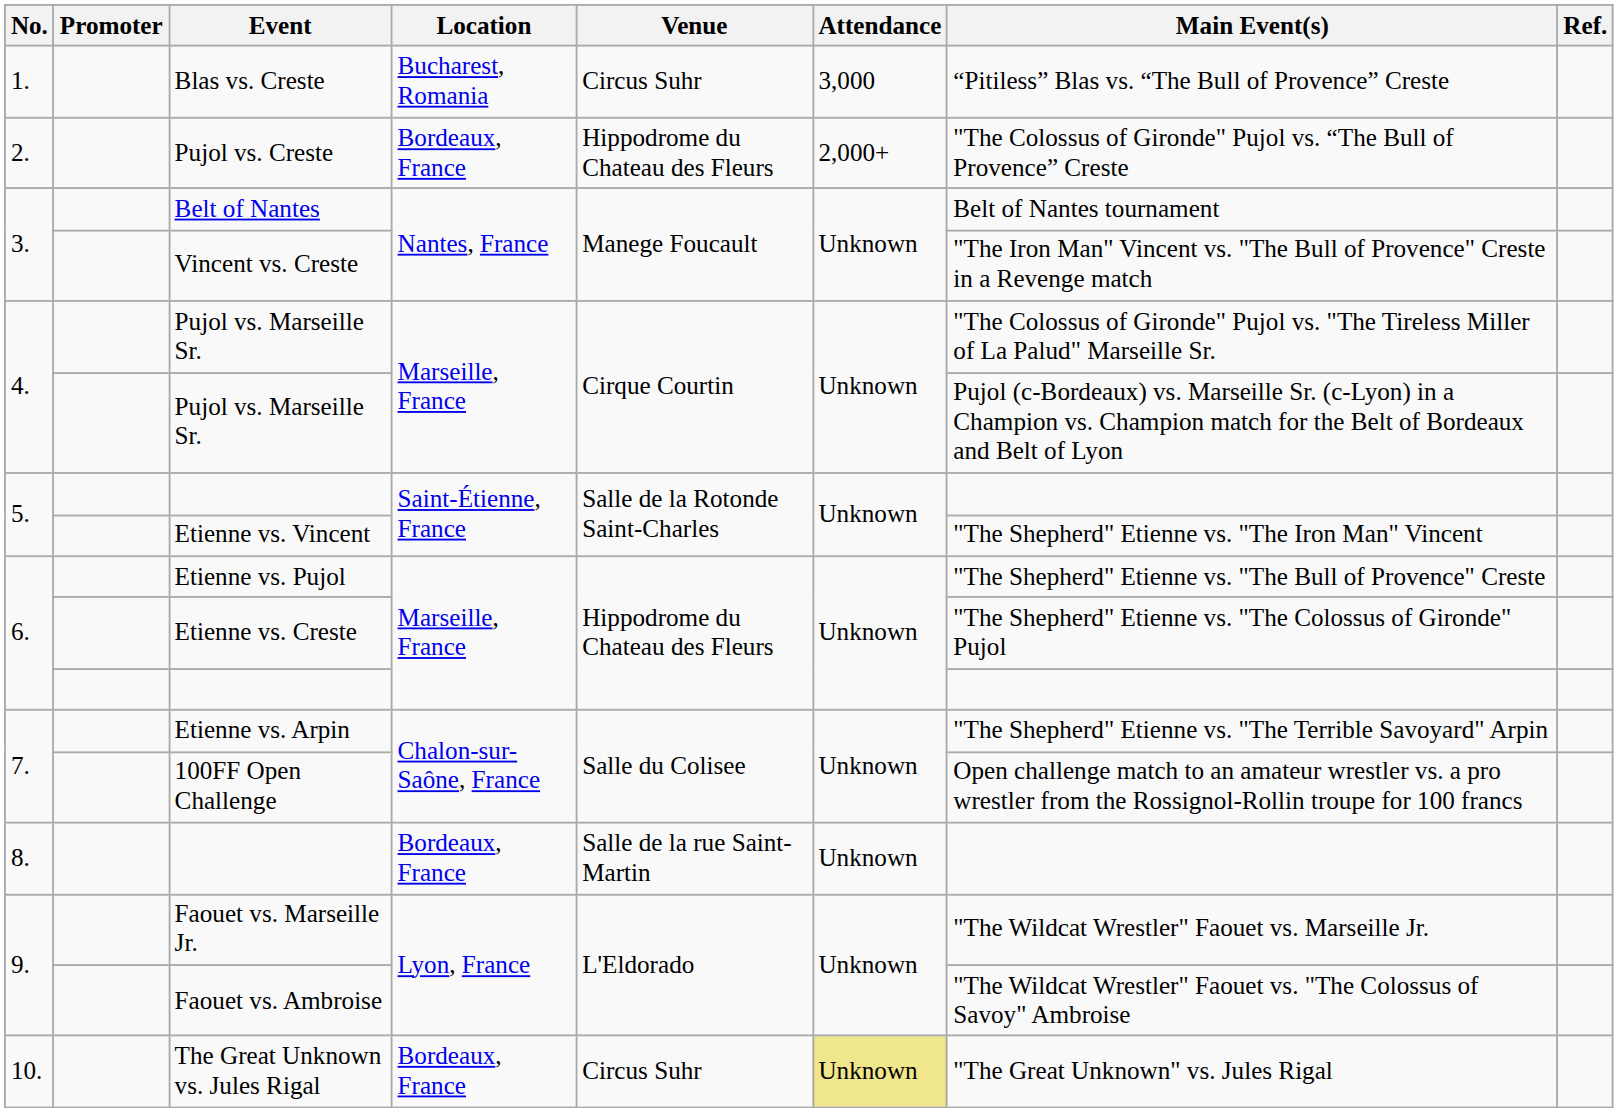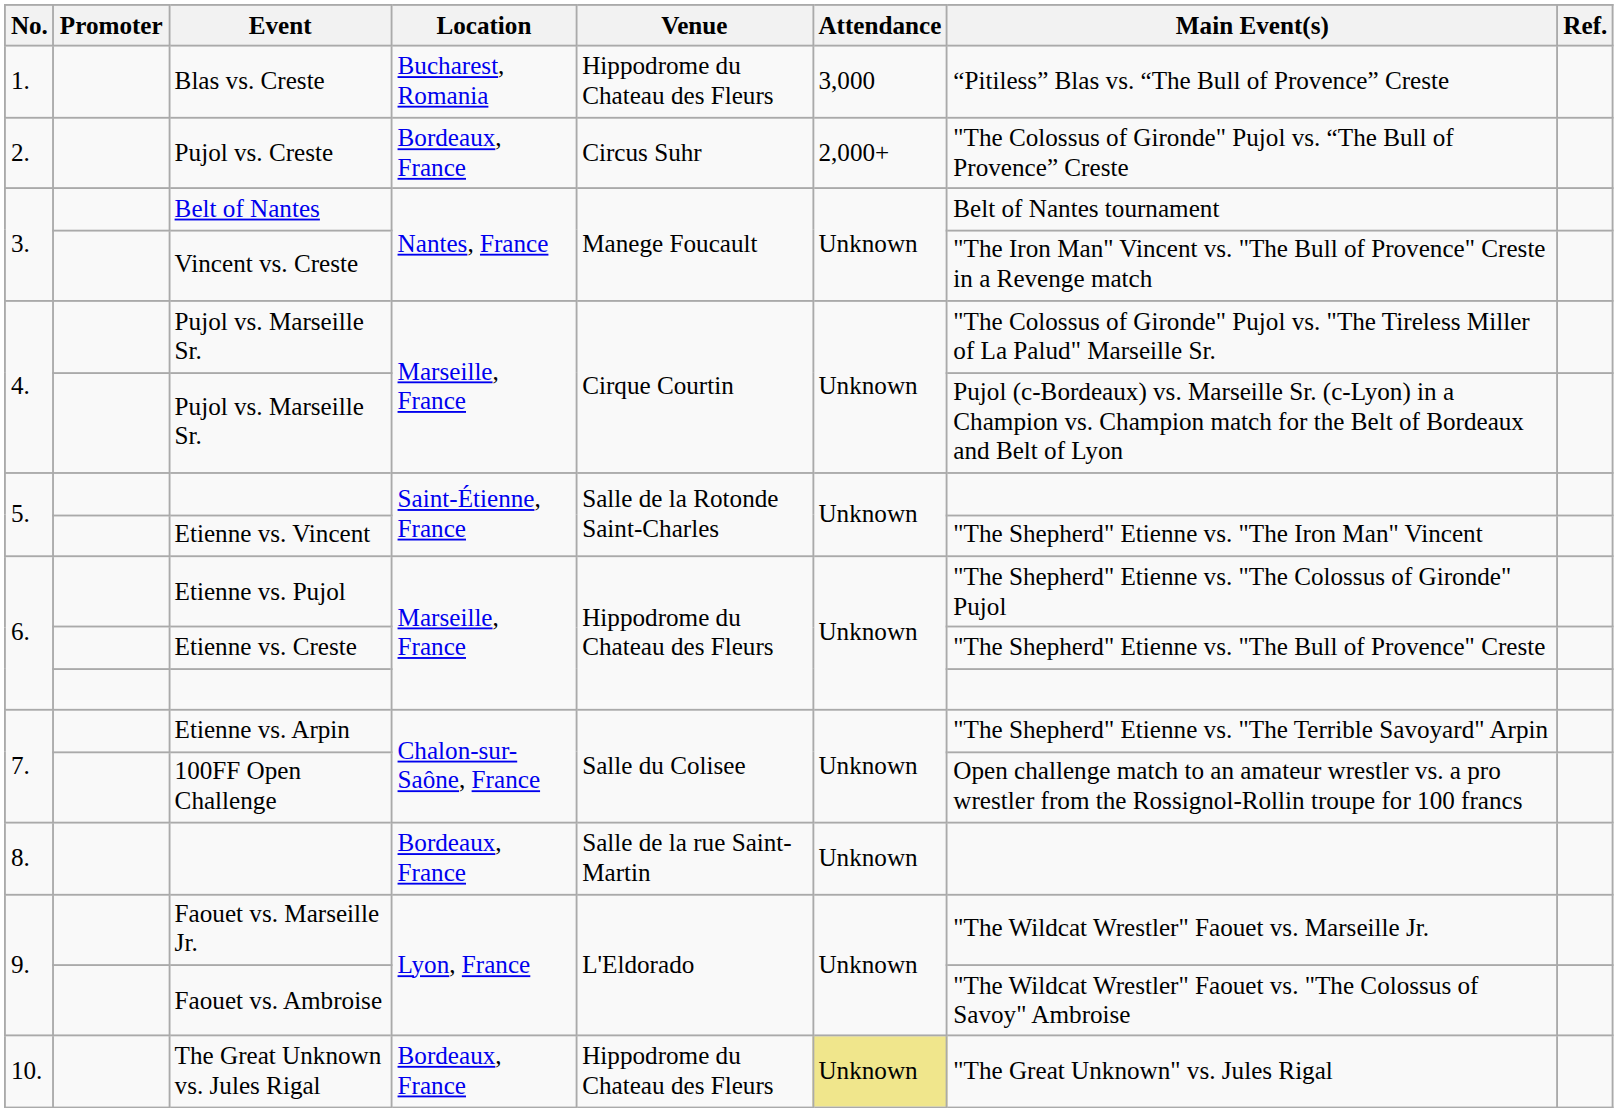(642, 81) Circus Suhr -> (678, 81) Hippodrome du Chateau des Fleurs
(678, 152) Hippodrome du Chateau des Fleurs -> (642, 152) Circus Suhr
(1249, 576) "The Shepherd" Etienne vs. "The Bull of Provence" Creste -> (1232, 590) "The Shepherd" Etienne vs. "The Colossus of Gironde" Pujol
(1232, 632) "The Shepherd" Etienne vs. "The Colossus of Gironde" Pujol -> (1249, 647) "The Shepherd" Etienne vs. "The Bull of Provence" Creste
(642, 1070) Circus Suhr -> (678, 1070) Hippodrome du Chateau des Fleurs
